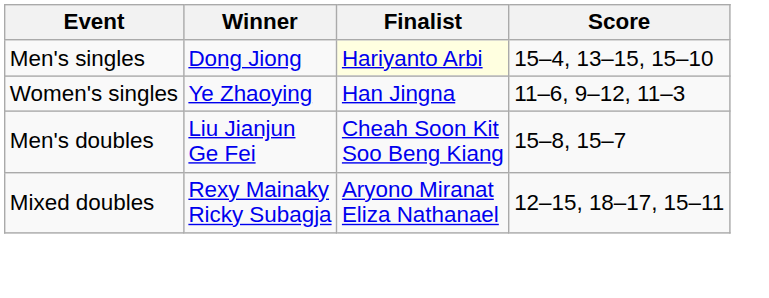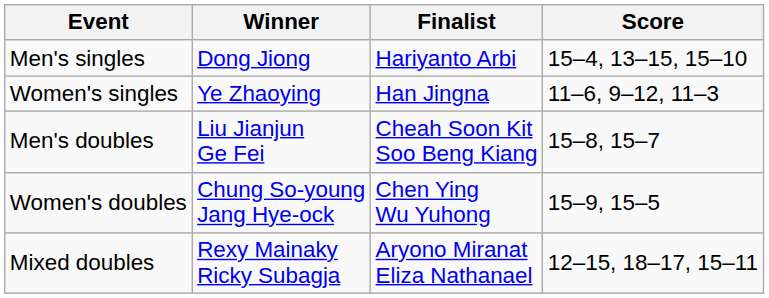(412, 57) lightyellow background -> (446, 57) no background
+ row: (98, 202)
